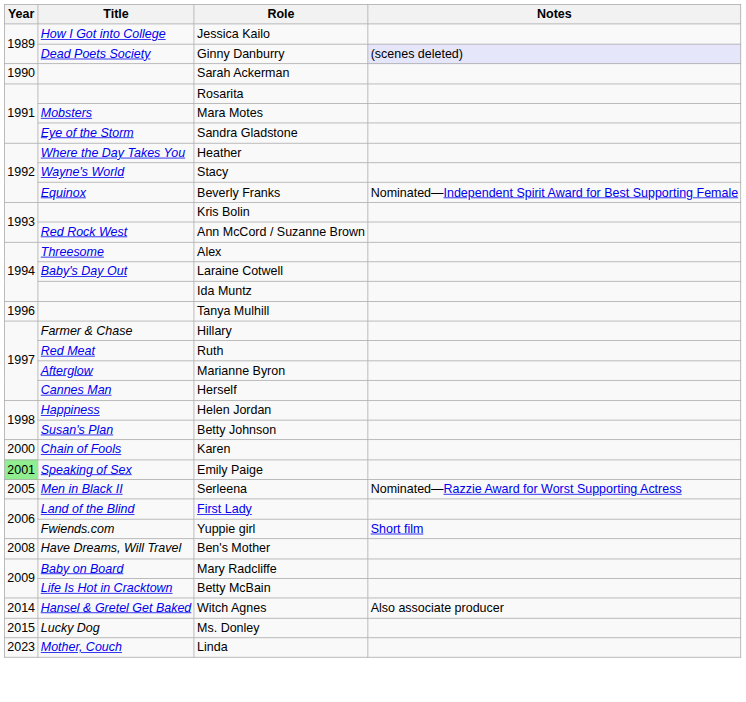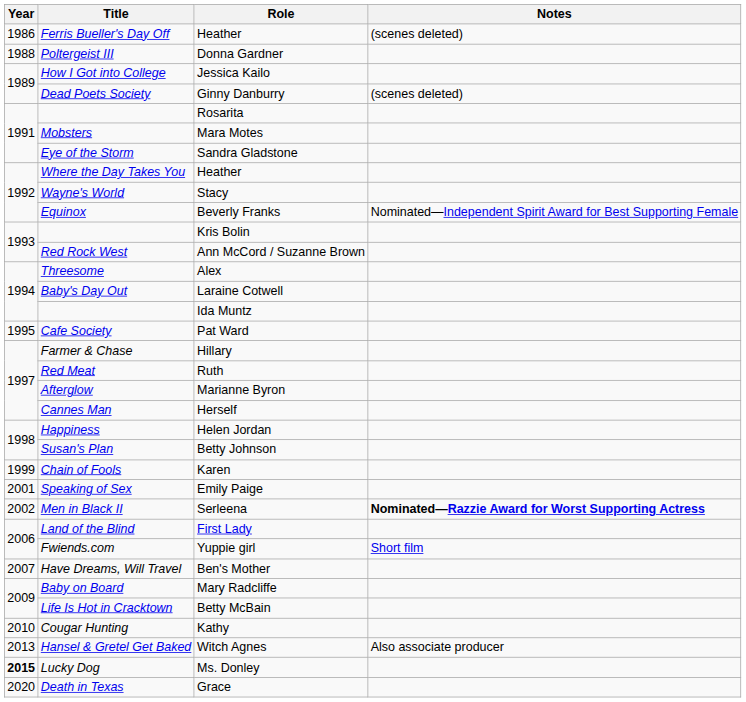+ row: (105, 34)
+ row: (77, 53)
(417, 53) lavender background -> (417, 93) no background
- row: (116, 74)
+ row: (76, 331)
- row: (116, 311)
(21, 449) 2000 -> (21, 469) 1999
(21, 469) lightgreen background -> (21, 489) no background
(21, 489) 2005 -> (21, 509) 2002
(526, 489) normal -> (538, 509) bold
(21, 548) 2008 -> (21, 568) 2007
+ row: (84, 627)
(21, 608) 2014 -> (21, 647) 2013
(21, 627) normal -> (21, 667) bold
+ row: (82, 687)
- row: (81, 647)
